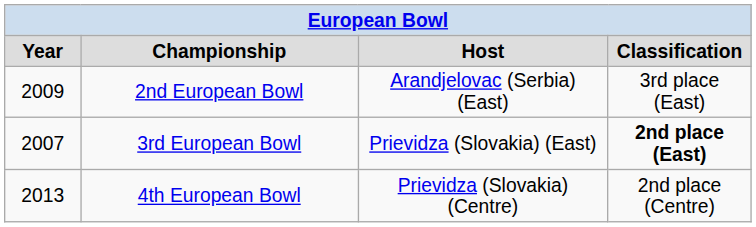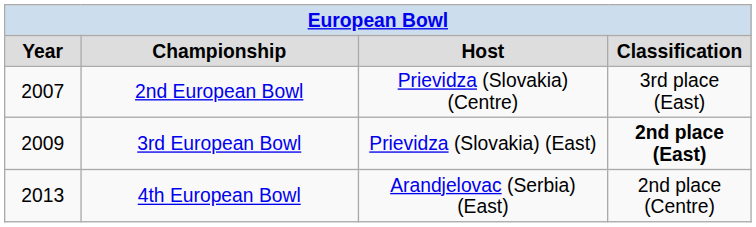(43, 92) 2009 -> (43, 92) 2007
(483, 92) Arandjelovac (Serbia) (East) -> (483, 92) Prievidza (Slovakia) (Centre)
(43, 144) 2007 -> (43, 144) 2009
(483, 196) Prievidza (Slovakia) (Centre) -> (483, 196) Arandjelovac (Serbia) (East)
